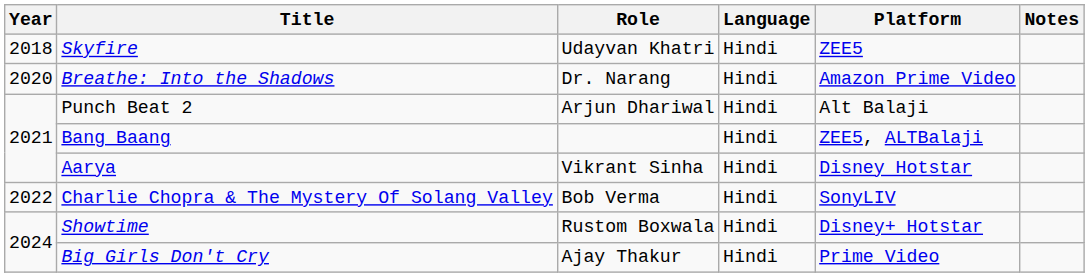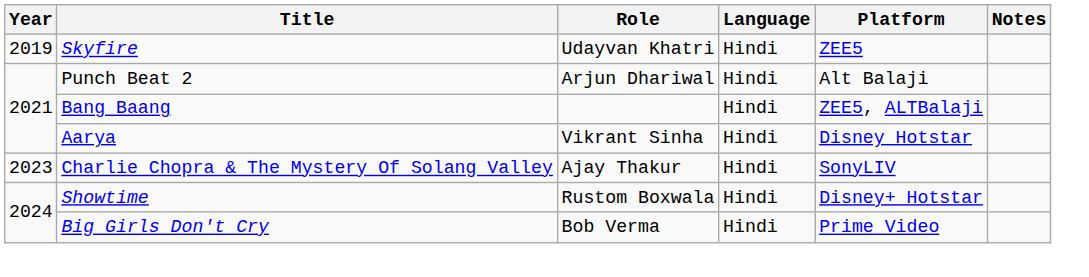(31, 49) 2018 -> (31, 49) 2019
- row: (198, 79)
(31, 198) 2022 -> (31, 168) 2023
(611, 198) Bob Verma -> (622, 168) Ajay Thakur
(622, 257) Ajay Thakur -> (611, 227) Bob Verma
